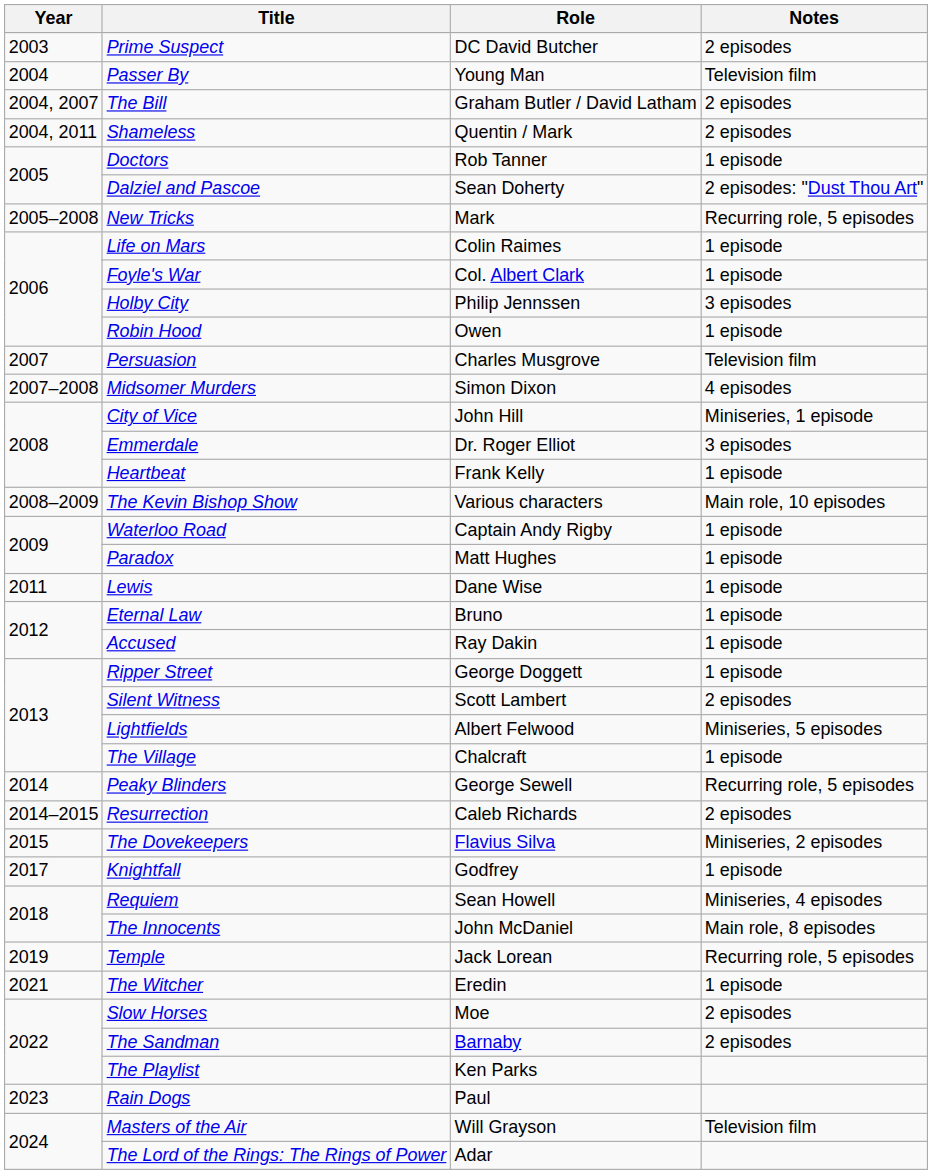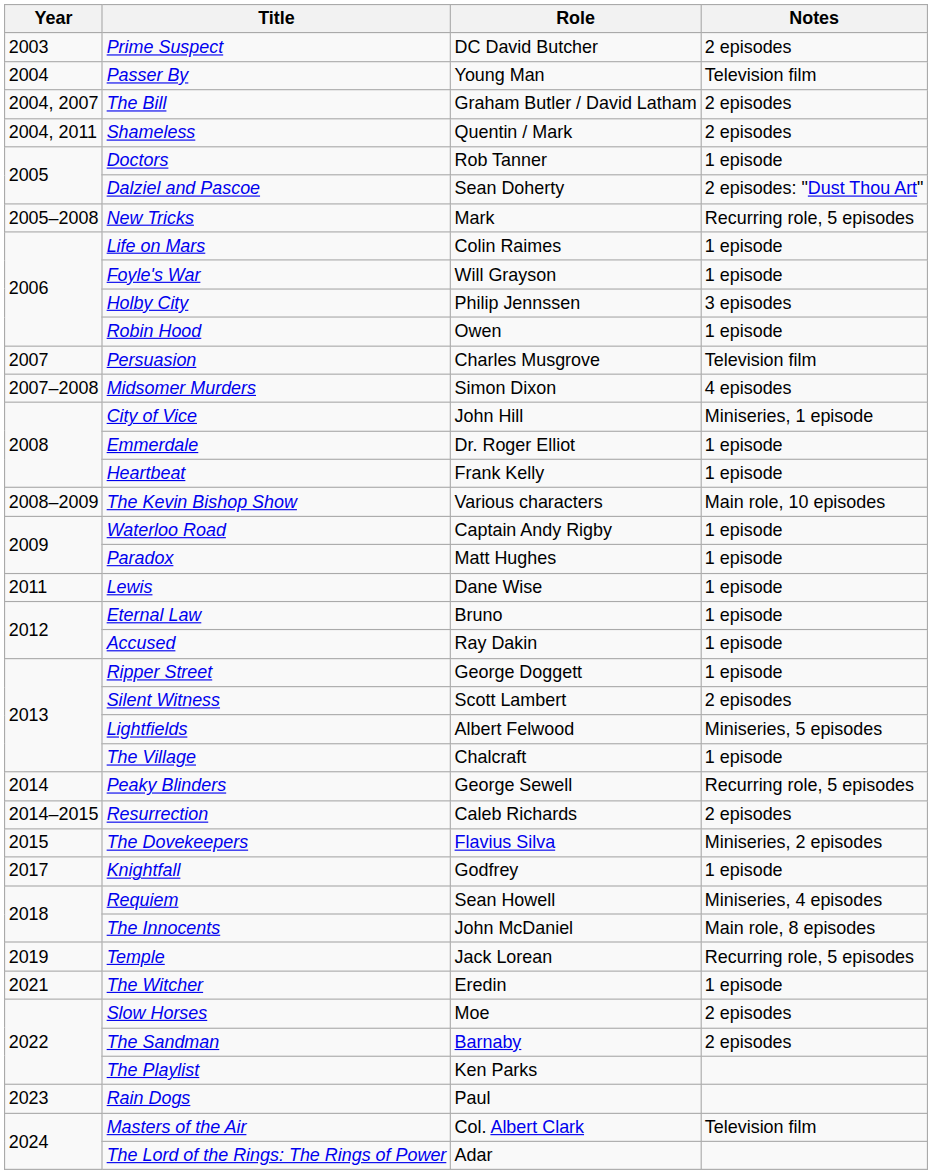(519, 274) Col. Albert Clark -> (505, 274) Will Grayson
(748, 445) 3 episodes -> (744, 445) 1 episode
(505, 1127) Will Grayson -> (519, 1127) Col. Albert Clark
